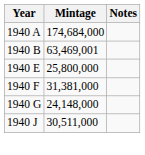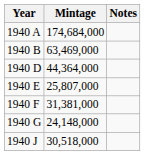(72, 50) 63,469,001 -> (72, 50) 63,469,000
+ row: (24, 68)
(72, 68) 25,800,000 -> (72, 86) 25,807,000
(72, 123) 30,511,000 -> (72, 141) 30,518,000
